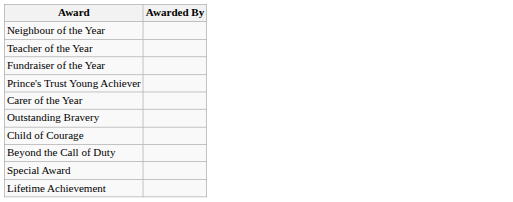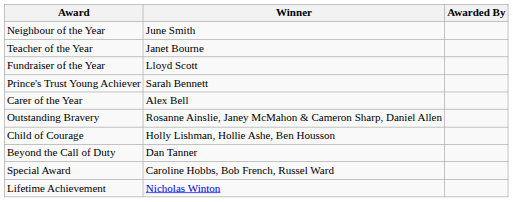+ column: (294, 13)
